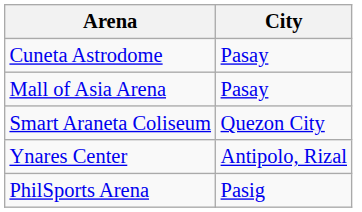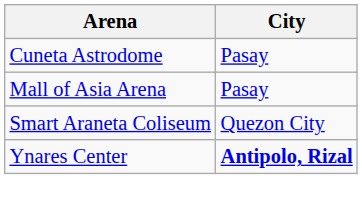(284, 156) normal -> (287, 156) bold
- row: (79, 190)
